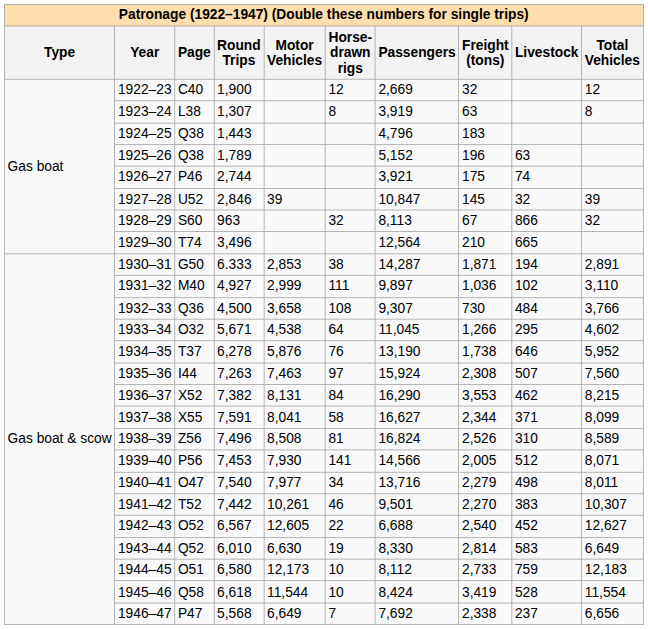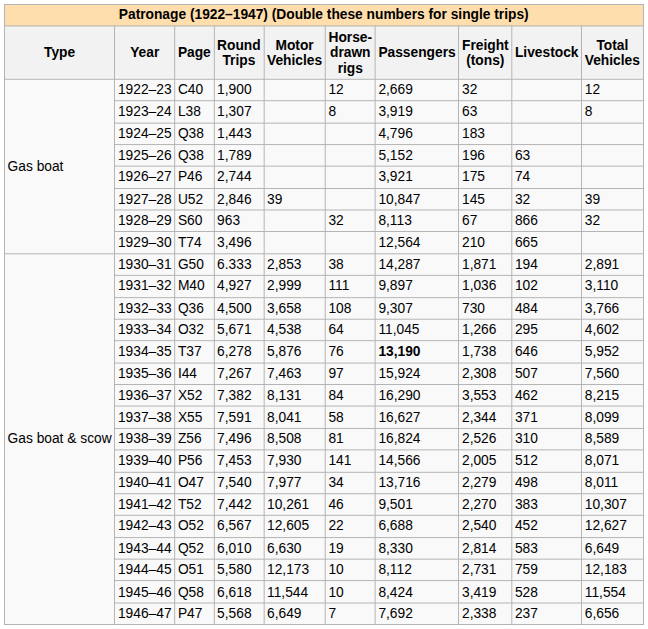(399, 351) normal -> (399, 351) bold
(234, 373) 7,263 -> (234, 373) 7,267
(234, 570) 6,580 -> (234, 570) 5,580
(479, 570) 2,733 -> (479, 570) 2,731
